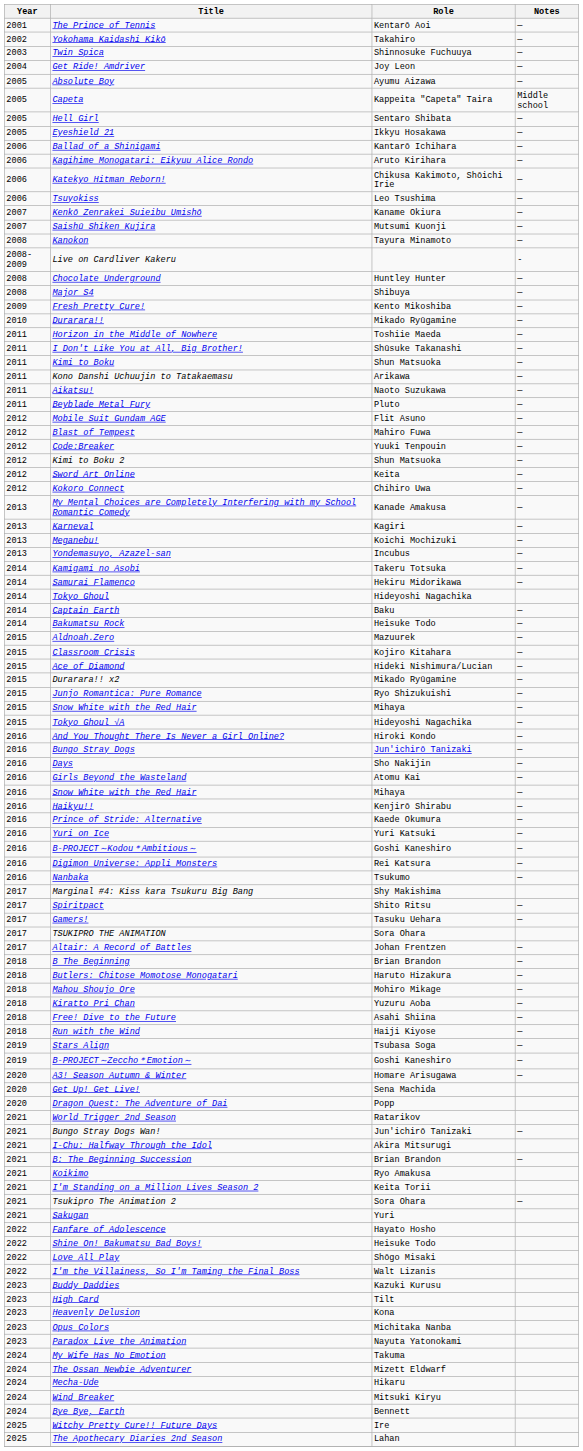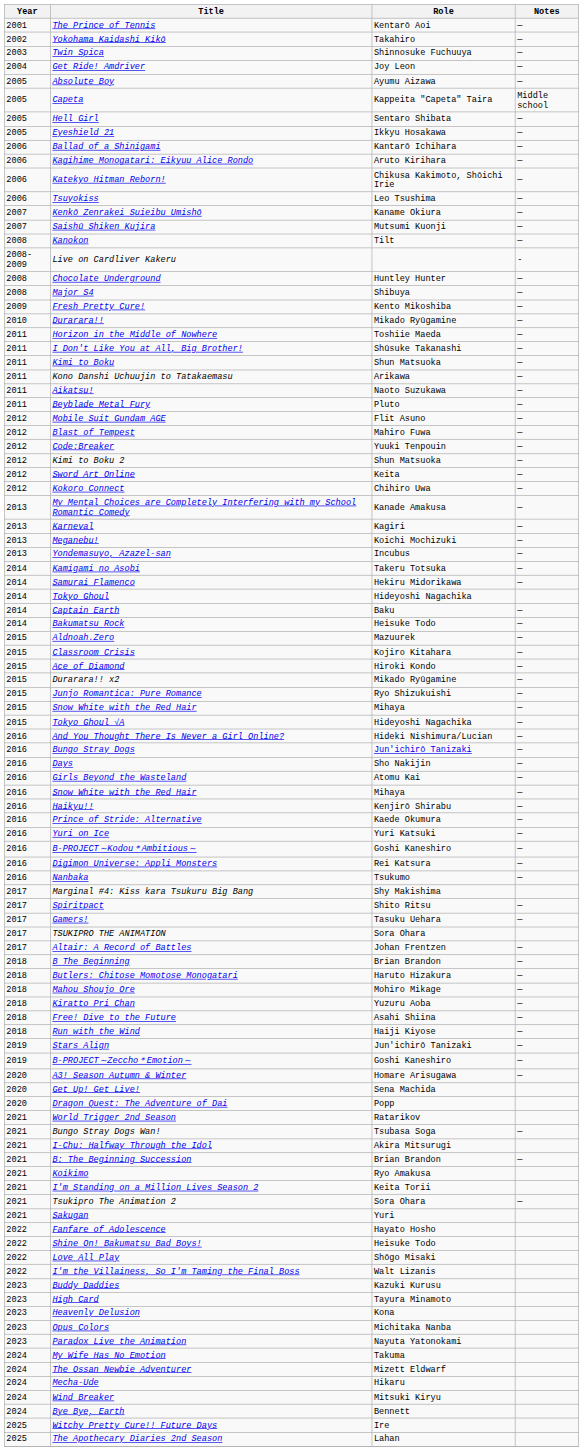(413, 241) Tayura Minamoto -> (384, 241) Tilt
(433, 666) Hideki Nishimura/Lucian -> (405, 666) Hiroki Kondo
(405, 736) Hiroki Kondo -> (433, 736) Hideki Nishimura/Lucian
(405, 1046) Tsubasa Soga -> (423, 1046) Jun'ichirō Tanizaki
(423, 1132) Jun'ichirō Tanizaki -> (405, 1132) Tsubasa Soga
(384, 1299) Tilt -> (413, 1299) Tayura Minamoto
